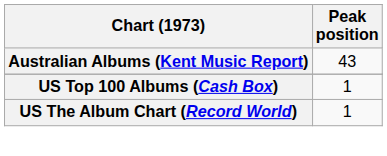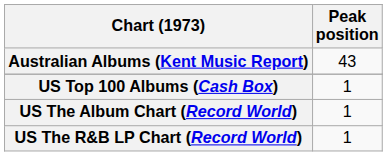+ row: (158, 138)
